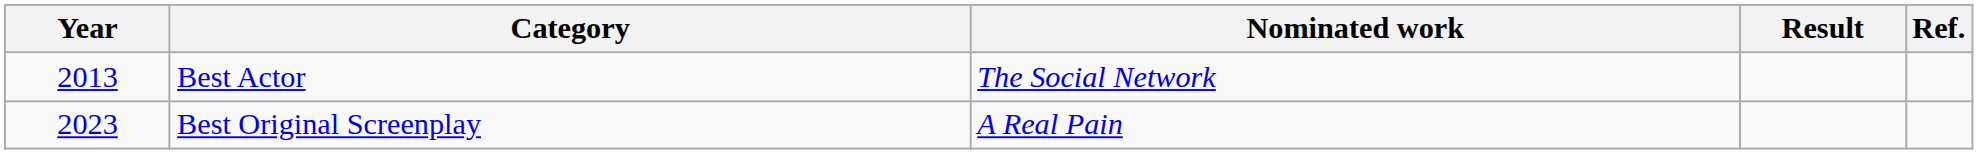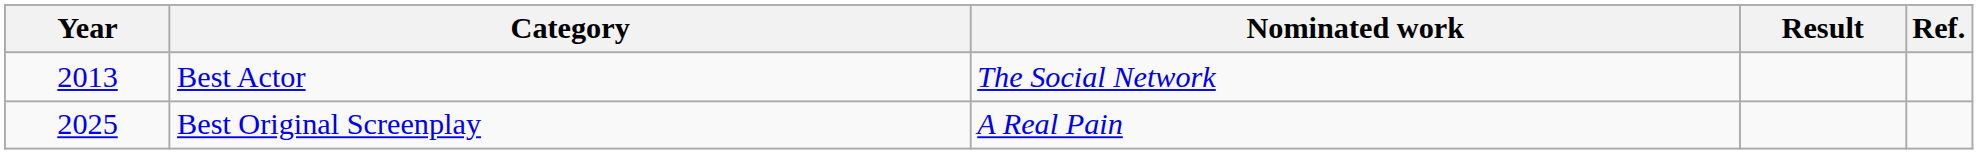(88, 124) 2023 -> (88, 124) 2025
